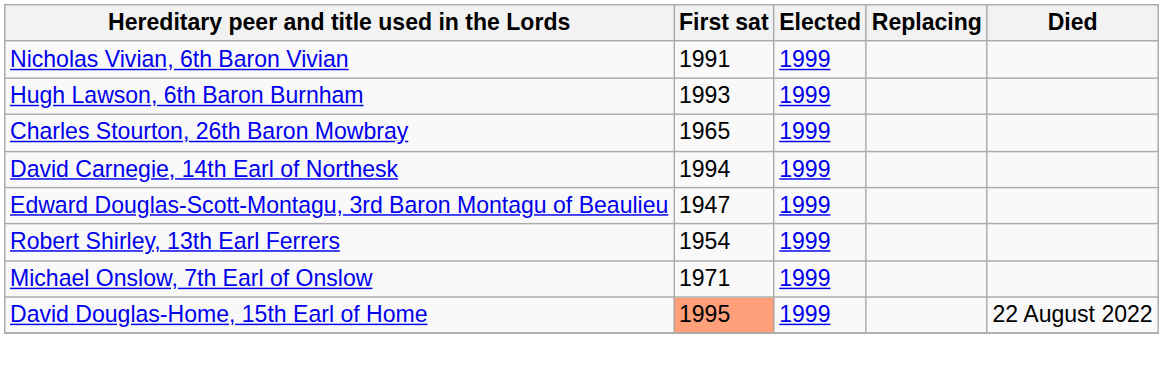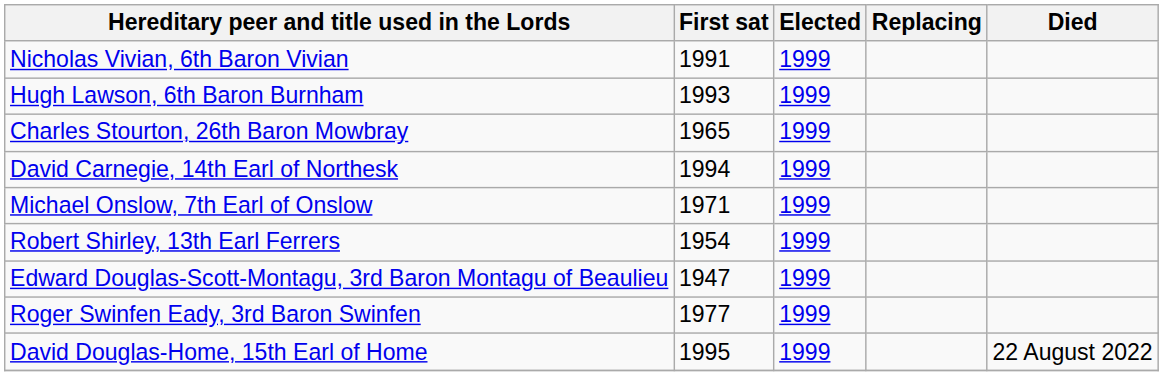rows swapped: (191, 278) <-> (339, 205)
+ row: (215, 315)
(705, 315) lightsalmon background -> (705, 351) no background
